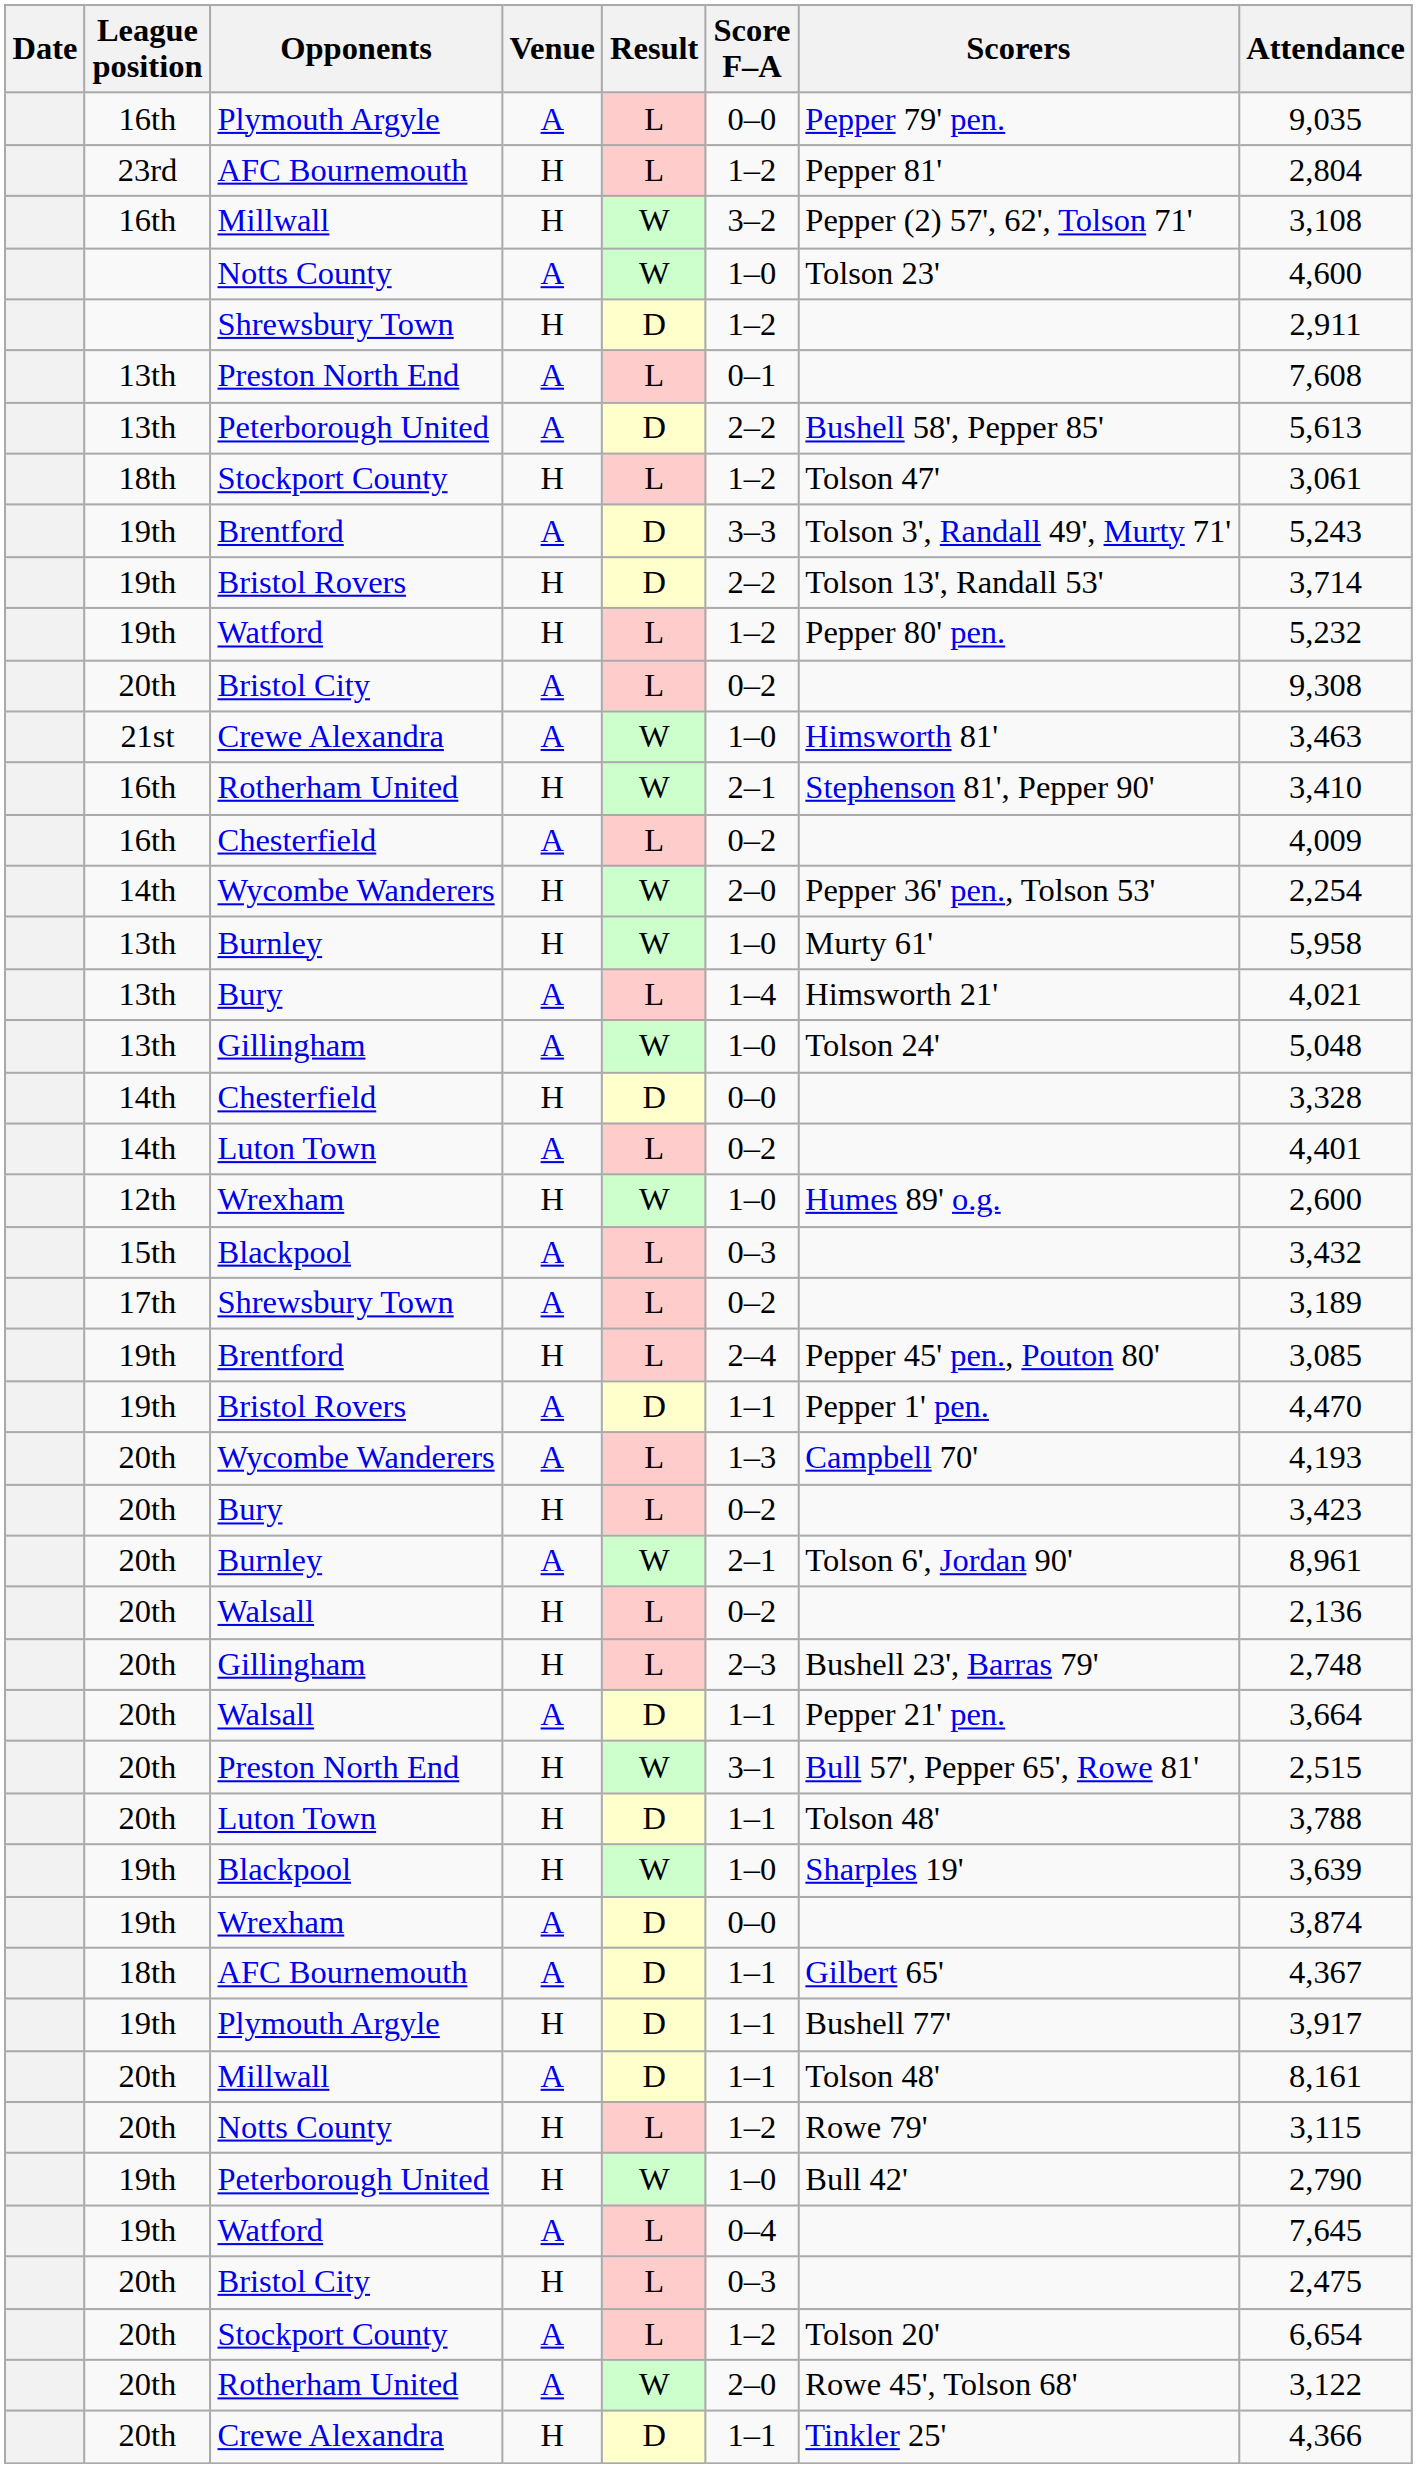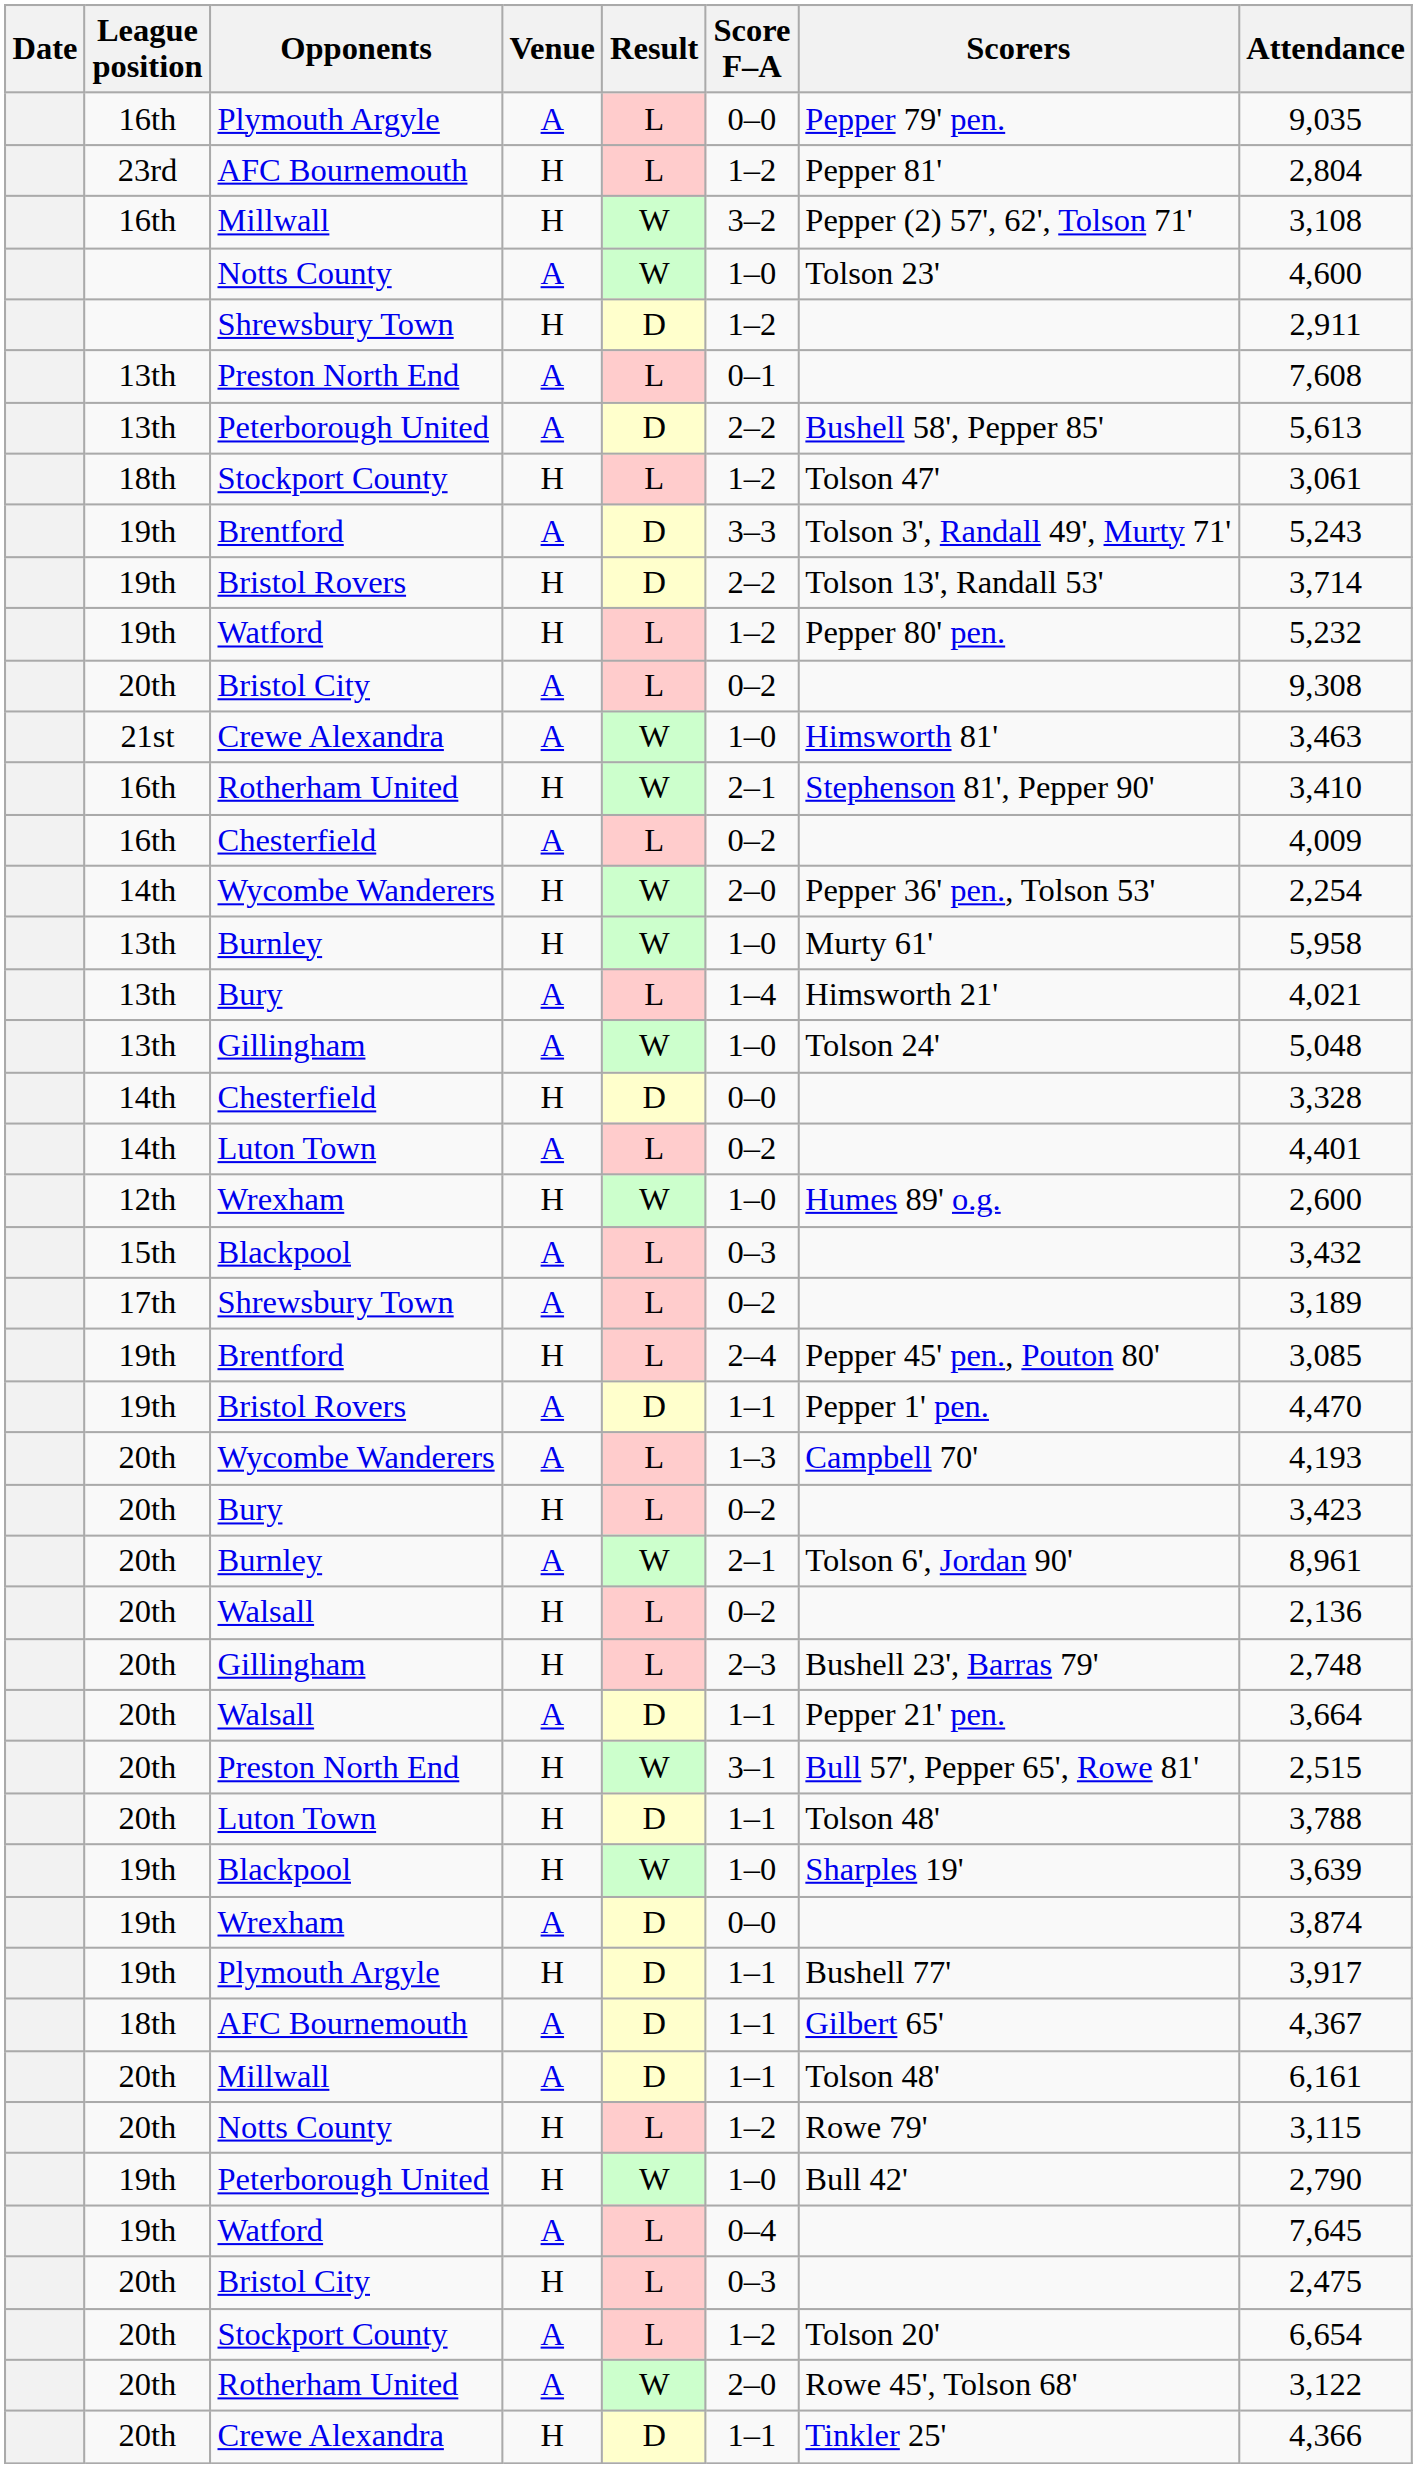rows swapped: (342, 1972) <-> (329, 2024)
(1326, 2075) 8,161 -> (1326, 2075) 6,161
